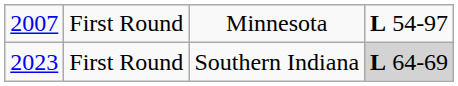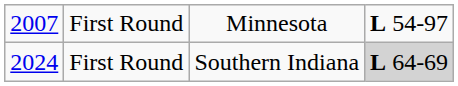(34, 61) 2023 -> (34, 61) 2024
